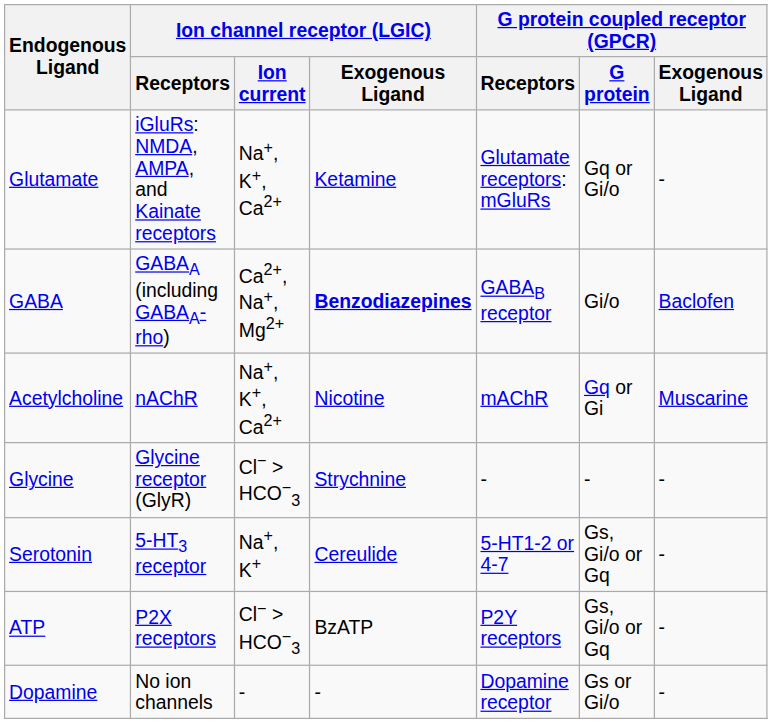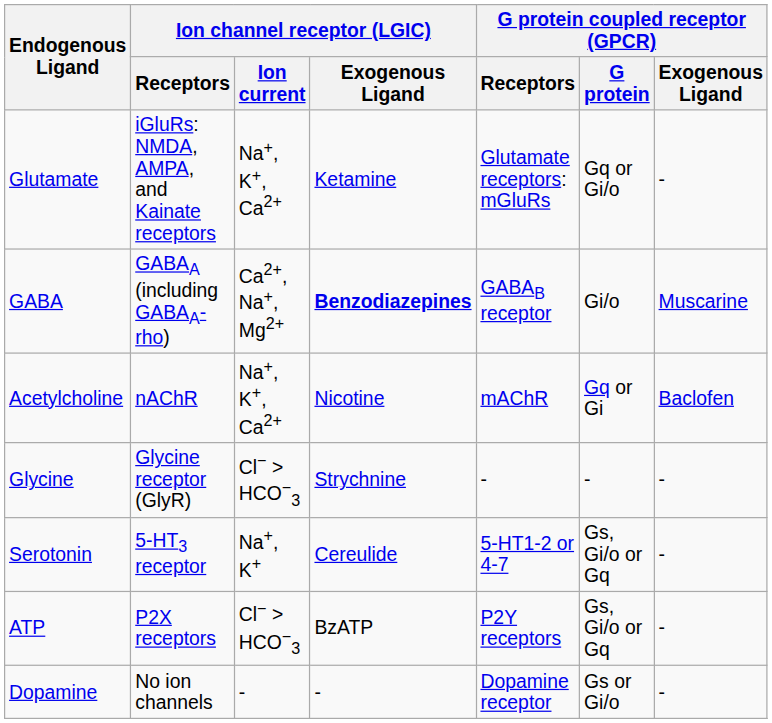(696, 300) Baclofen -> (703, 300) Muscarine
(703, 397) Muscarine -> (696, 397) Baclofen
